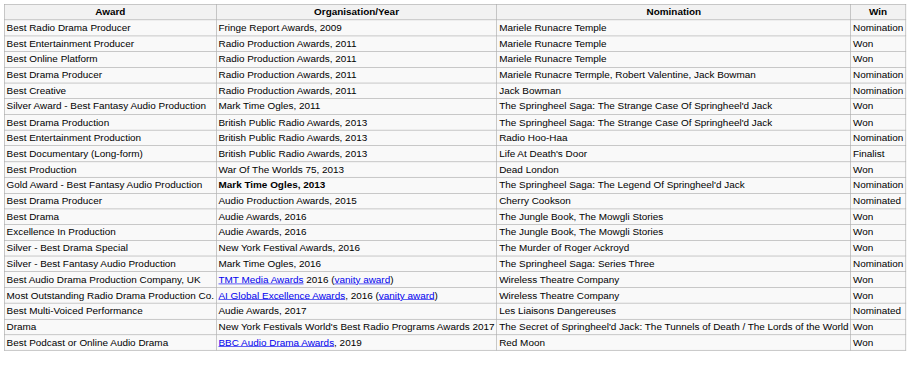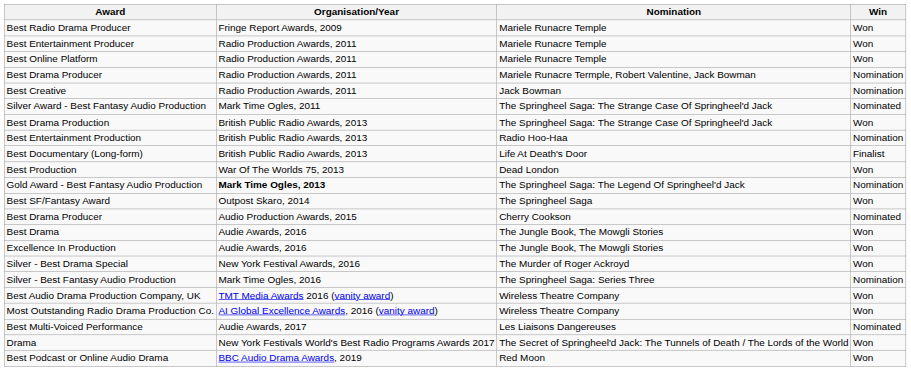(878, 28) Nomination -> (863, 28) Won
(863, 106) Won -> (877, 106) Nominated
+ row: (58, 201)
